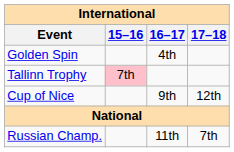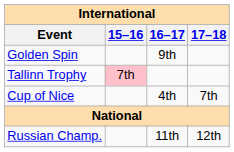(167, 55) 4th -> (167, 55) 9th
(167, 95) 9th -> (167, 95) 4th
(209, 95) 12th -> (209, 95) 7th
(209, 136) 7th -> (209, 136) 12th
